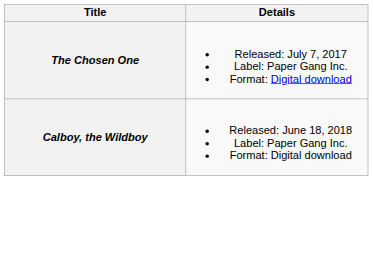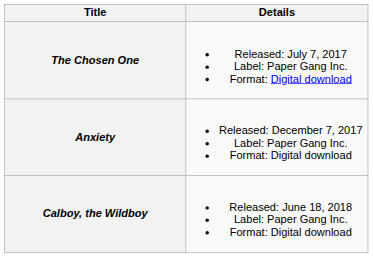+ row: (95, 137)
